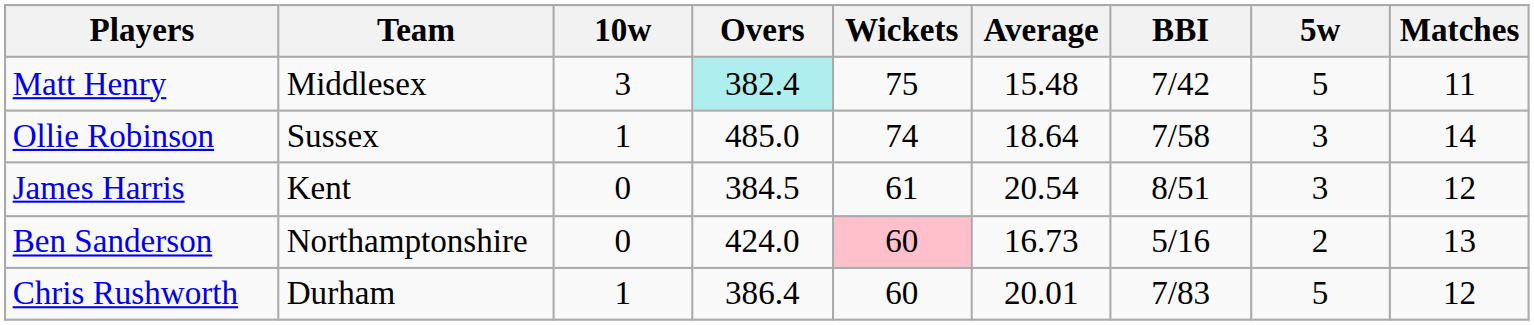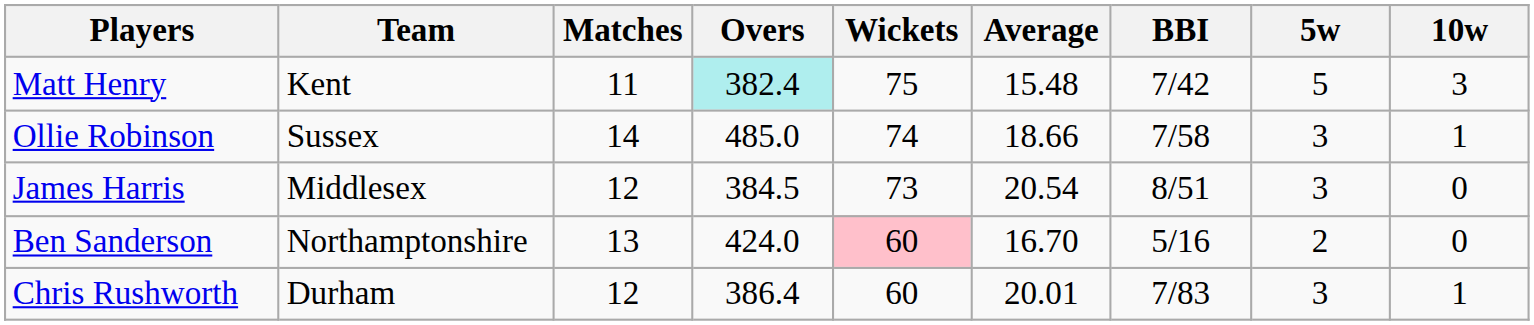columns swapped: (1460, 30) <-> (623, 30)
(357, 83) Middlesex -> (319, 83) Kent
(1041, 135) 18.64 -> (1041, 135) 18.66
(319, 188) Kent -> (357, 188) Middlesex
(902, 188) 61 -> (902, 188) 73
(1041, 240) 16.73 -> (1041, 240) 16.70
(1320, 293) 5 -> (1320, 293) 3
